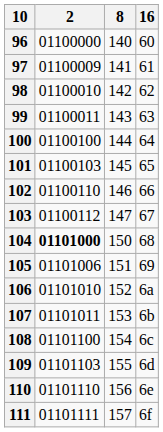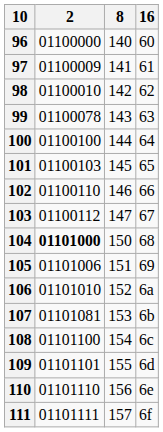(70, 116) 01100011 -> (70, 116) 01100078
(70, 315) 01101011 -> (70, 315) 01101081
(70, 365) 01101103 -> (70, 365) 01101101
